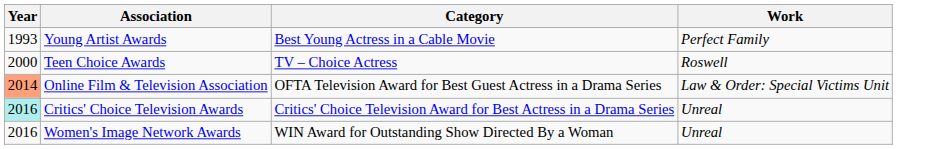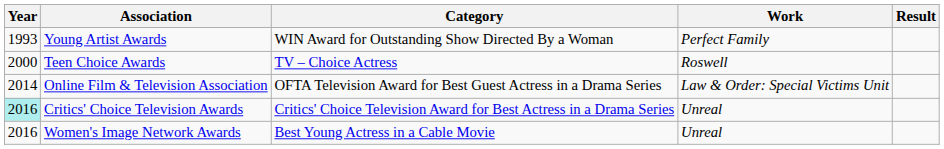+ column: (916, 16)
(385, 39) Best Young Actress in a Cable Movie -> (444, 39) WIN Award for Outstanding Show Directed By a Woman
(23, 86) lightsalmon background -> (23, 86) no background
(444, 132) WIN Award for Outstanding Show Directed By a Woman -> (385, 132) Best Young Actress in a Cable Movie
